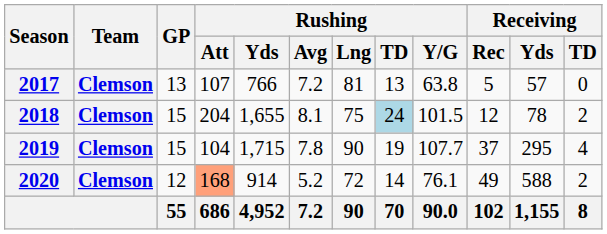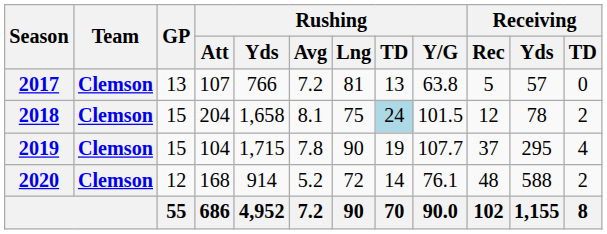(262, 116) 1,655 -> (262, 116) 1,658
(215, 180) lightsalmon background -> (215, 180) no background
(489, 180) 49 -> (489, 180) 48
